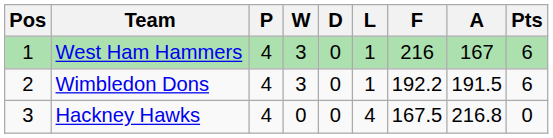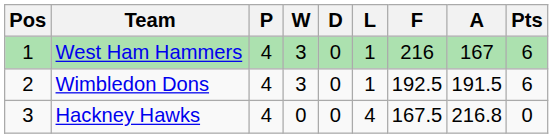(417, 84) 192.2 -> (417, 84) 192.5
